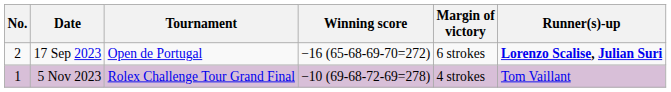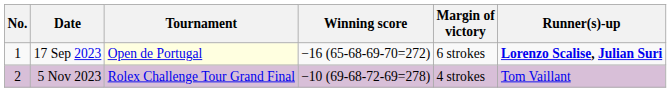(18, 54) 2 -> (18, 54) 1
(155, 54) no background -> (155, 54) lightyellow background
(18, 76) 1 -> (18, 76) 2
